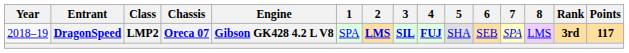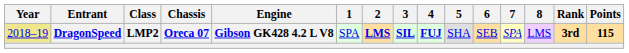(28, 33) no background -> (28, 33) khaki background
(605, 33) 117 -> (605, 33) 115
